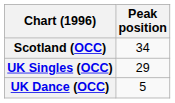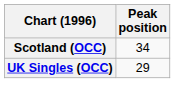- row: (60, 87)
